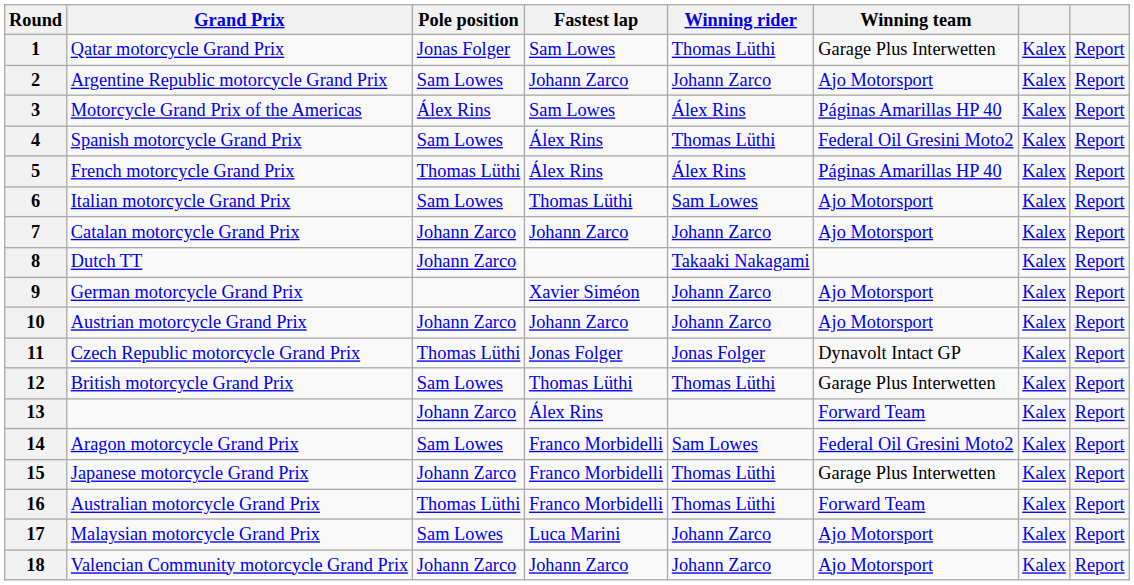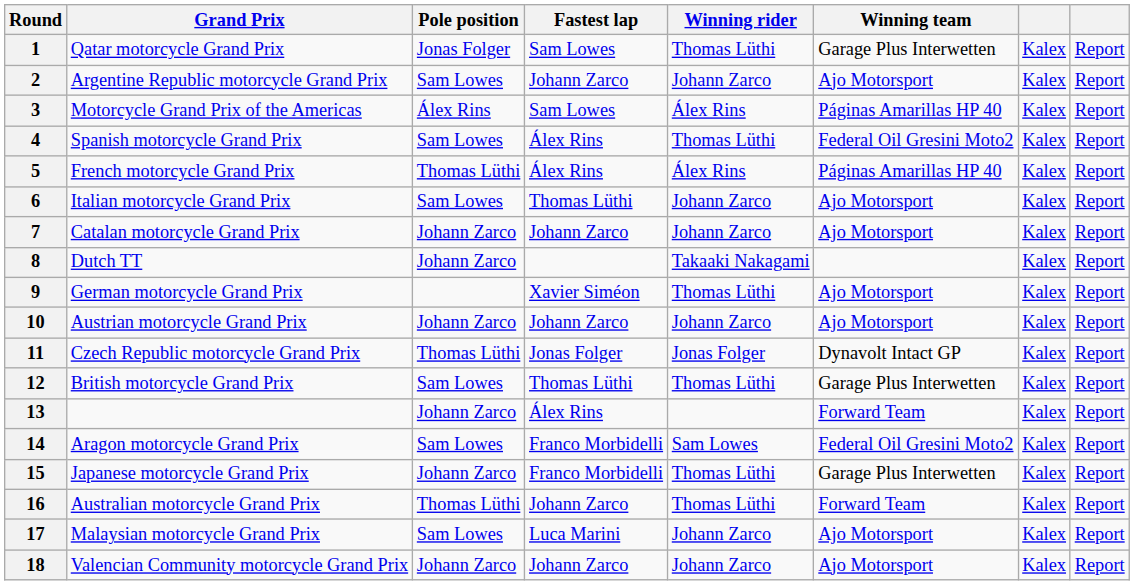(715, 200) Sam Lowes -> (721, 200) Johann Zarco
(721, 291) Johann Zarco -> (724, 291) Thomas Lüthi
(596, 503) Franco Morbidelli -> (579, 503) Johann Zarco
